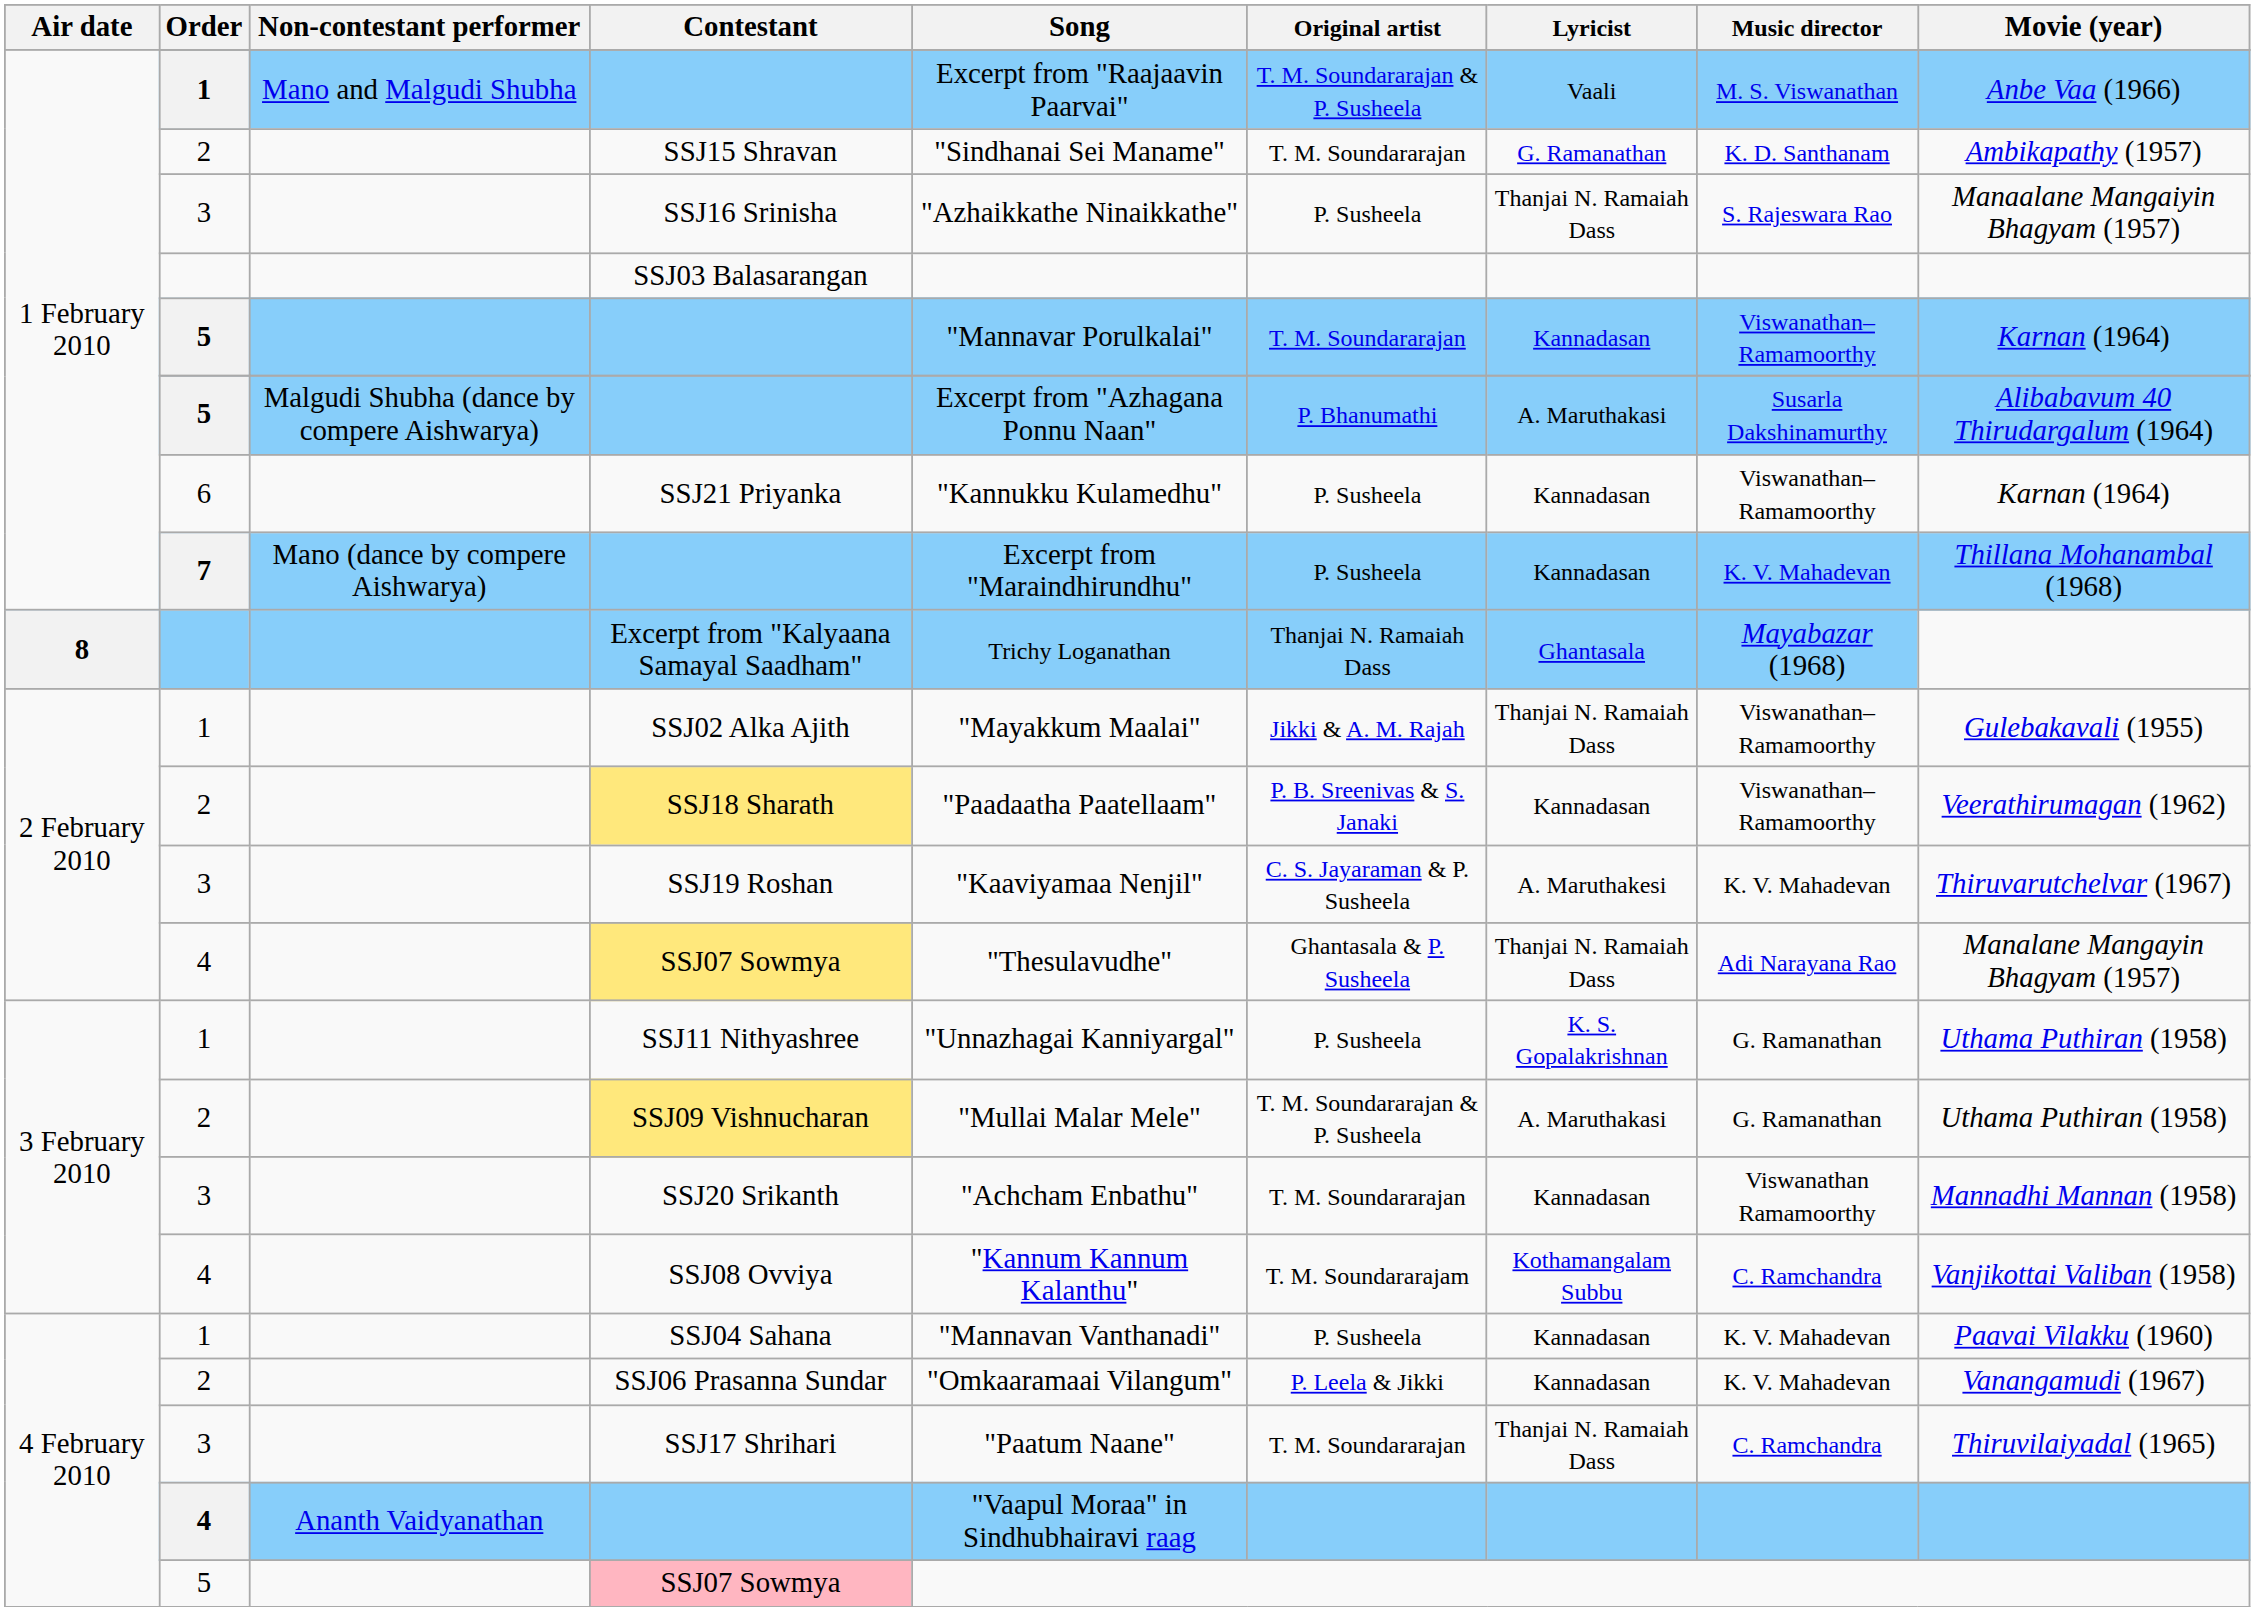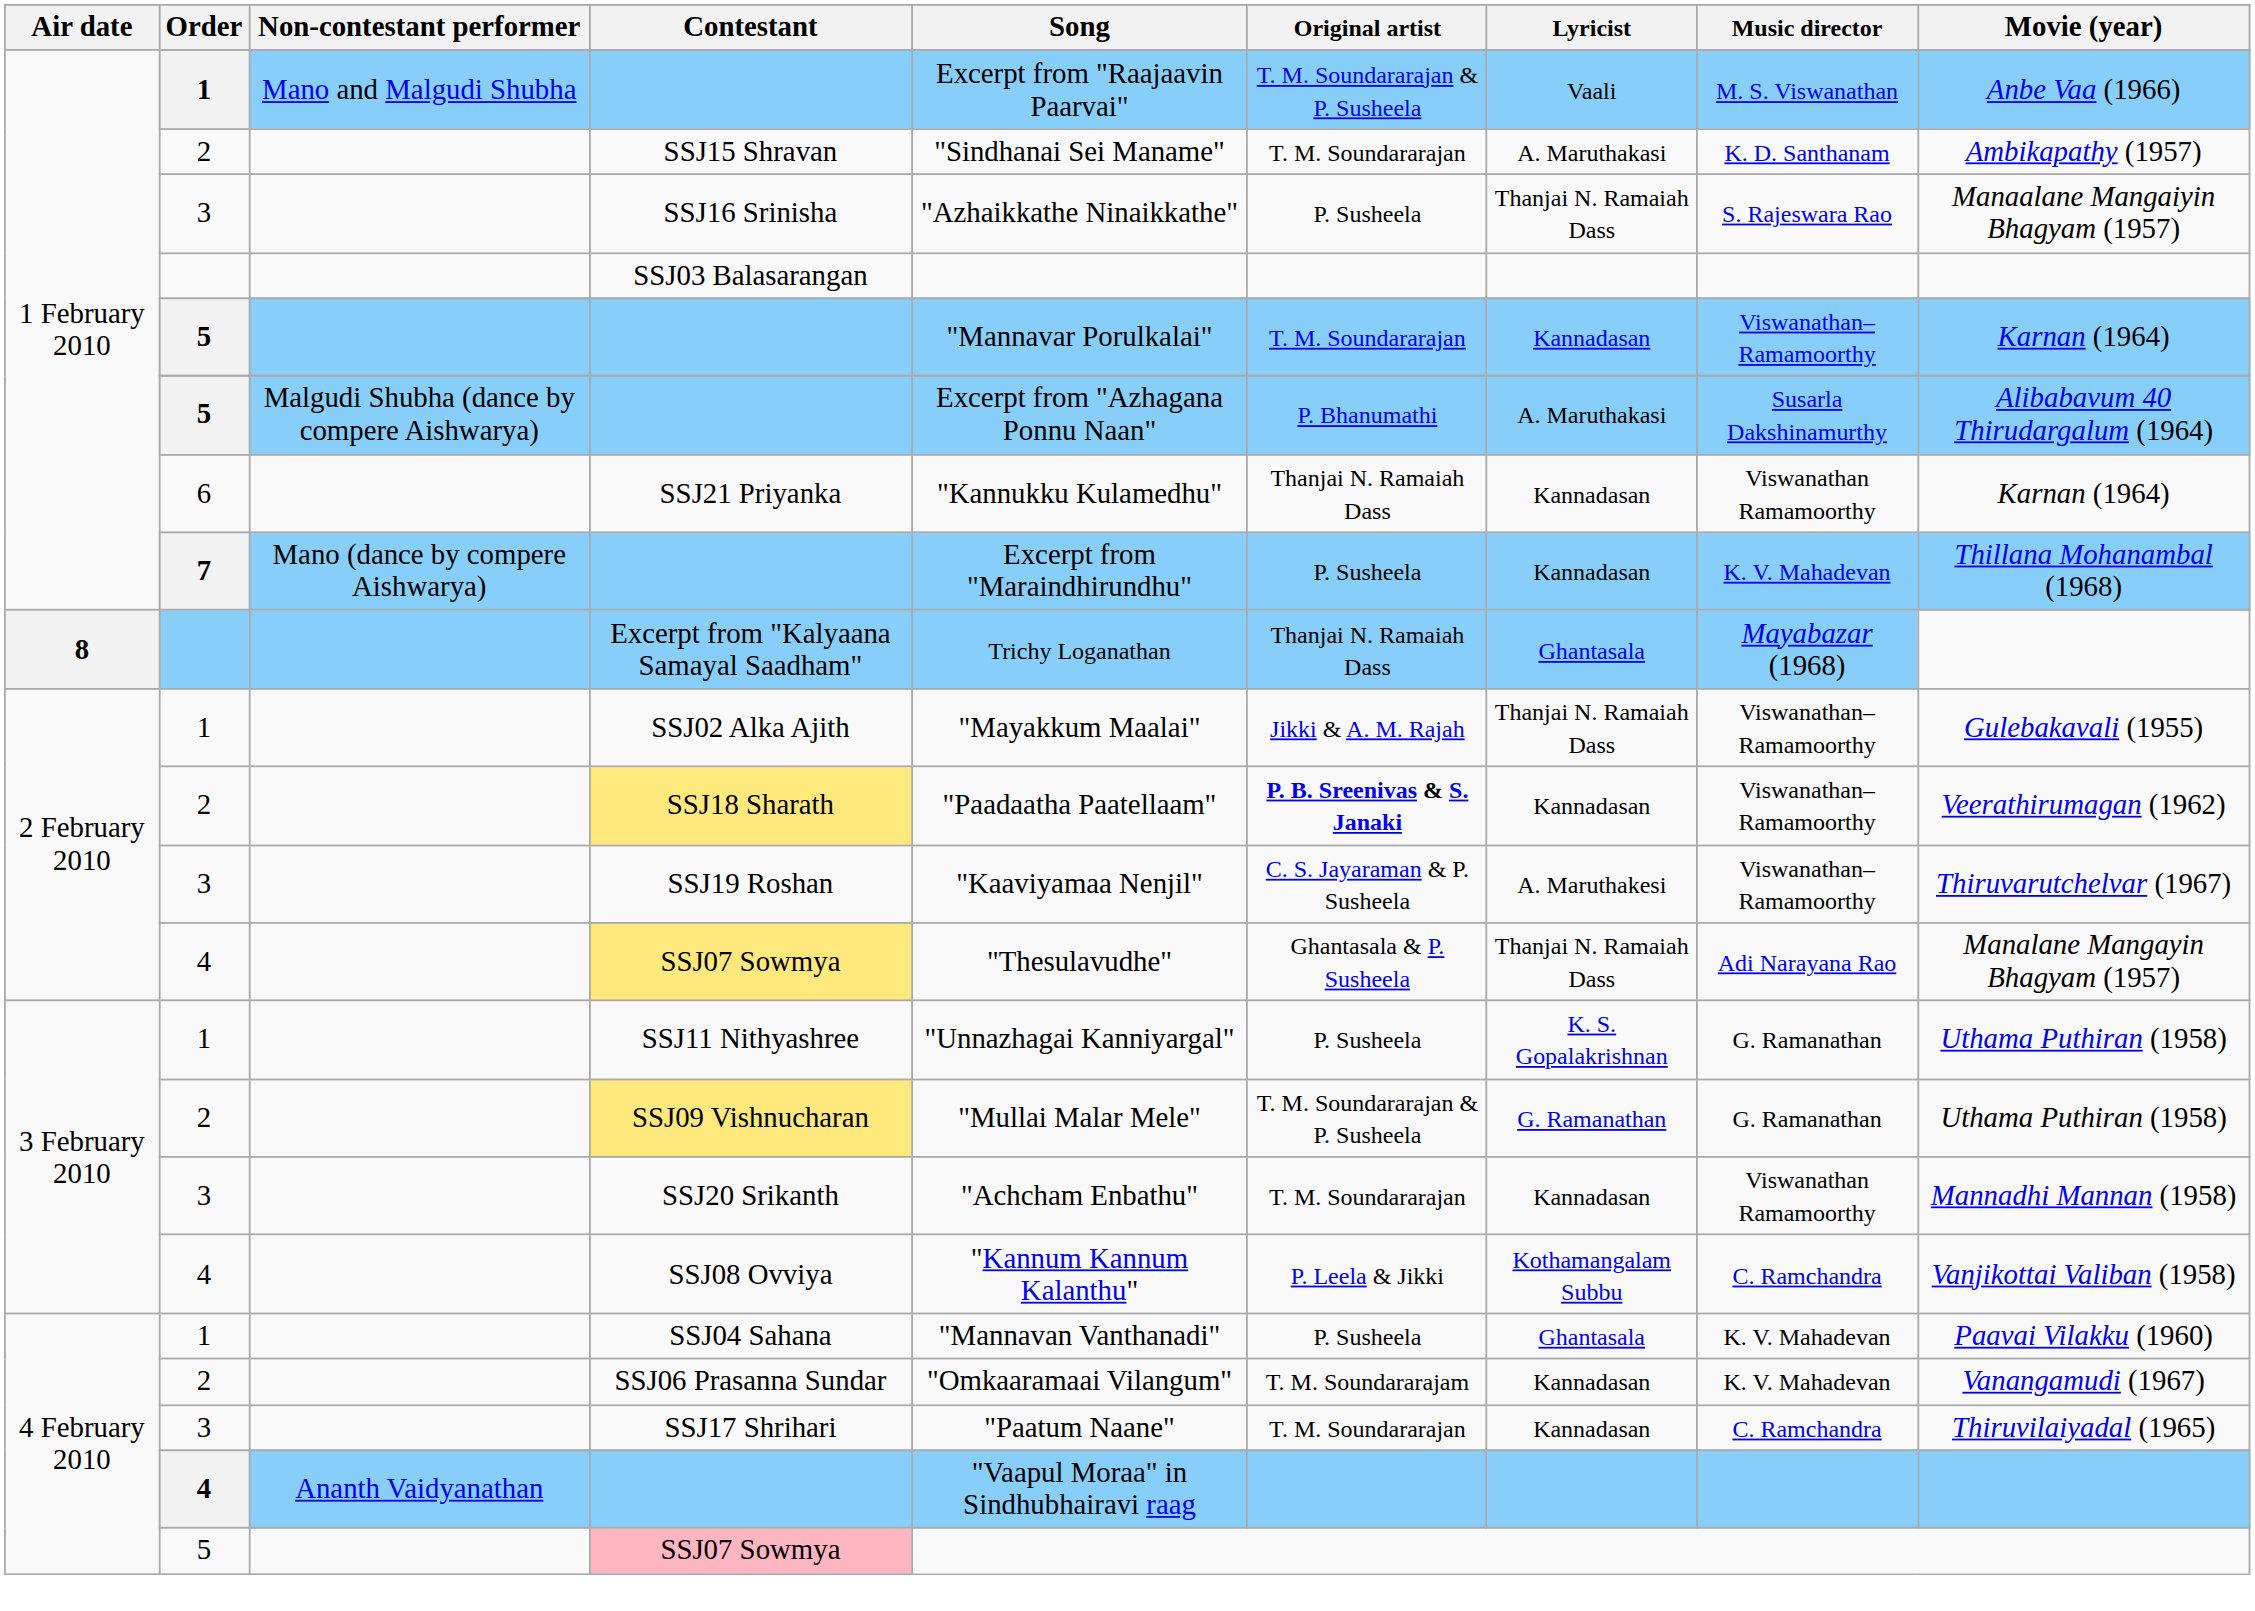(1592, 152) G. Ramanathan -> (1592, 152) A. Maruthakasi
(1367, 494) P. Susheela -> (1367, 494) Thanjai N. Ramaiah Dass
(1807, 494) Viswanathan–Ramamoorthy -> (1807, 494) Viswanathan Ramamoorthy
(1367, 806) normal -> (1367, 805) bold
(1807, 885) K. V. Mahadevan -> (1807, 885) Viswanathan–Ramamoorthy
(1592, 1119) A. Maruthakasi -> (1592, 1119) G. Ramanathan
(1367, 1275) T. M. Soundararajam -> (1367, 1275) P. Leela & Jikki
(1592, 1337) Kannadasan -> (1592, 1337) Ghantasala
(1367, 1382) P. Leela & Jikki -> (1367, 1382) T. M. Soundararajam
(1592, 1444) Thanjai N. Ramaiah Dass -> (1592, 1428) Kannadasan
